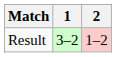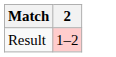- column: (67, 16)
